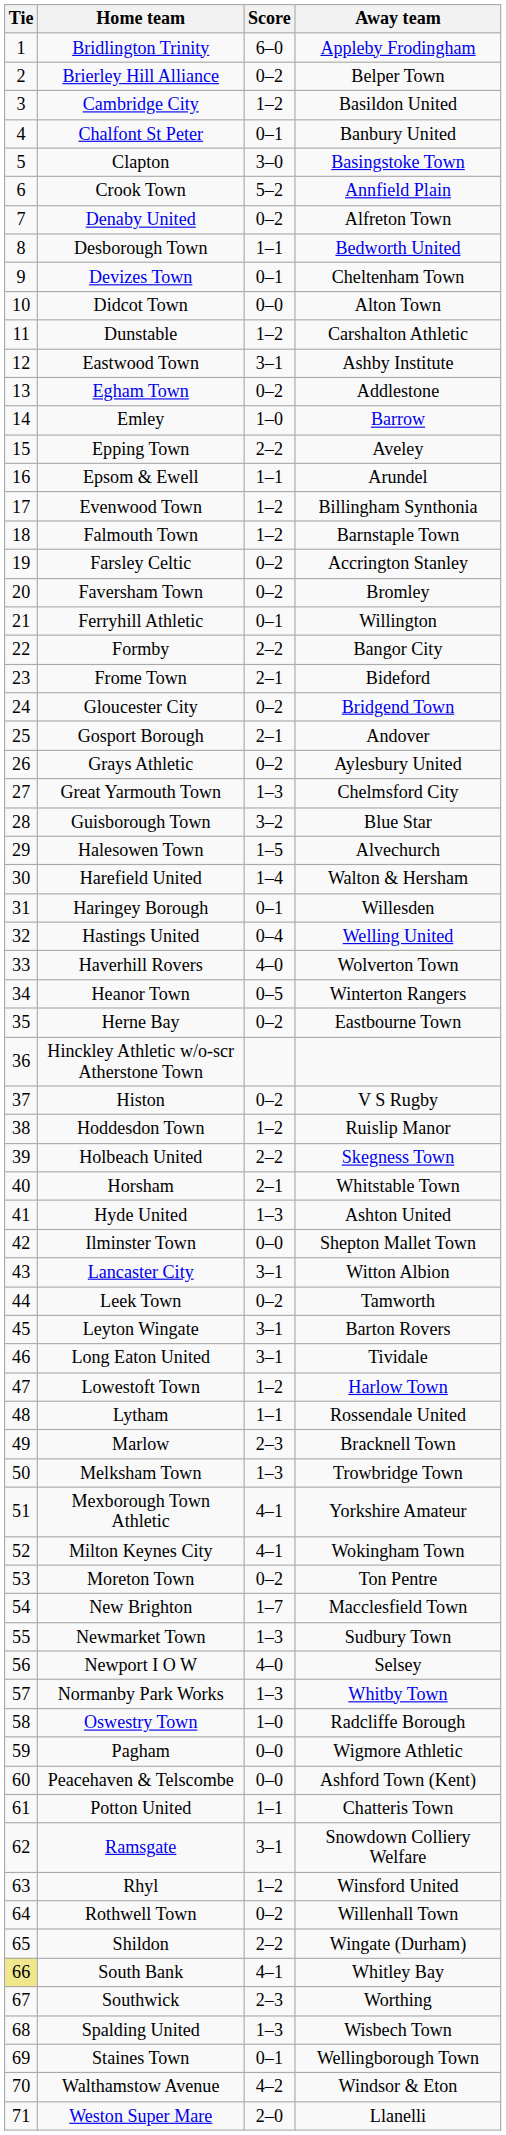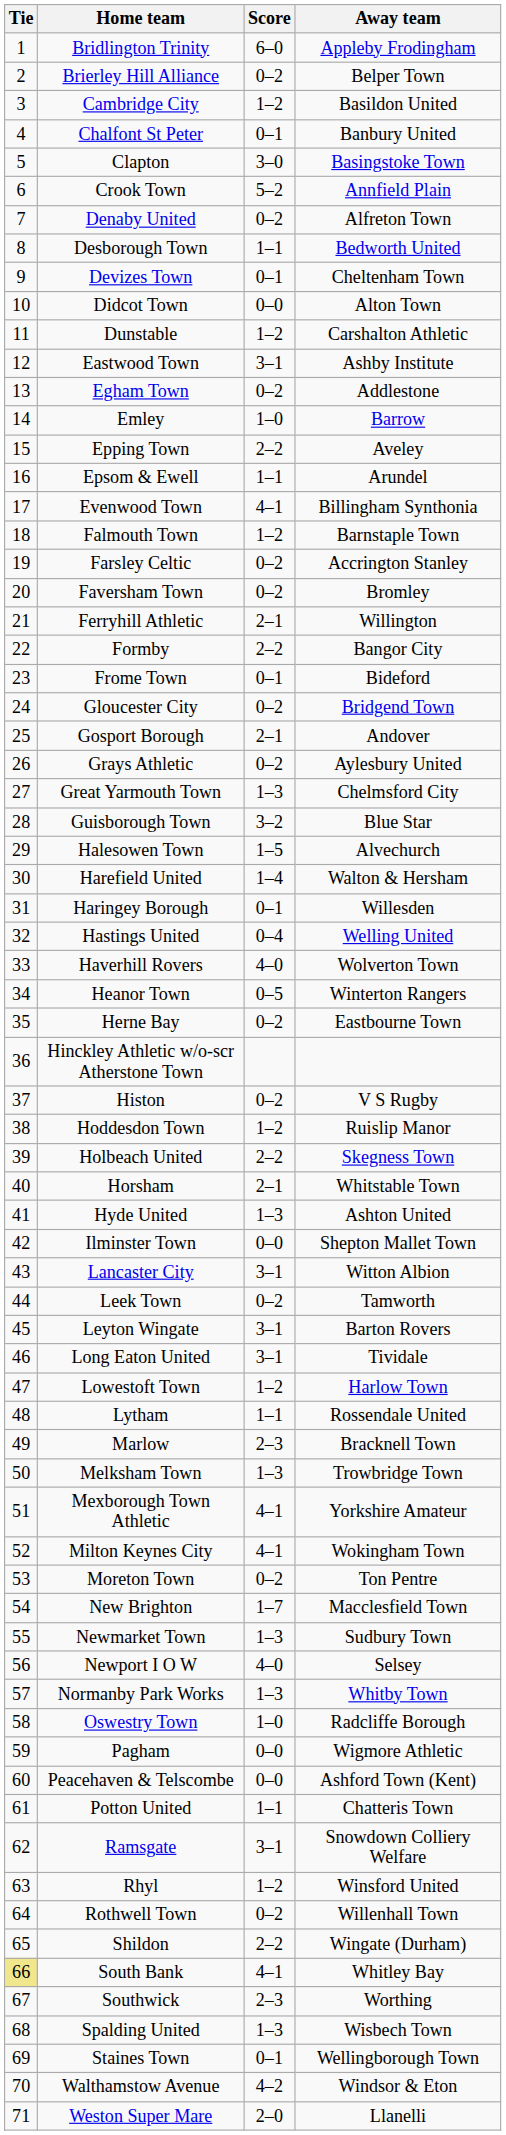(269, 506) 1–2 -> (269, 506) 4–1
(269, 620) 0–1 -> (269, 620) 2–1
(269, 678) 2–1 -> (269, 678) 0–1
